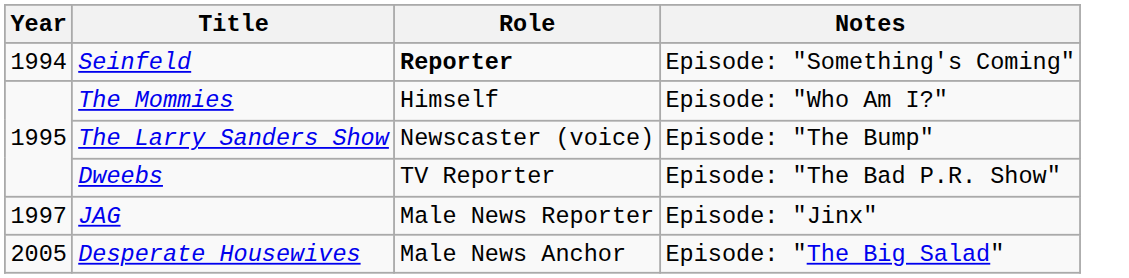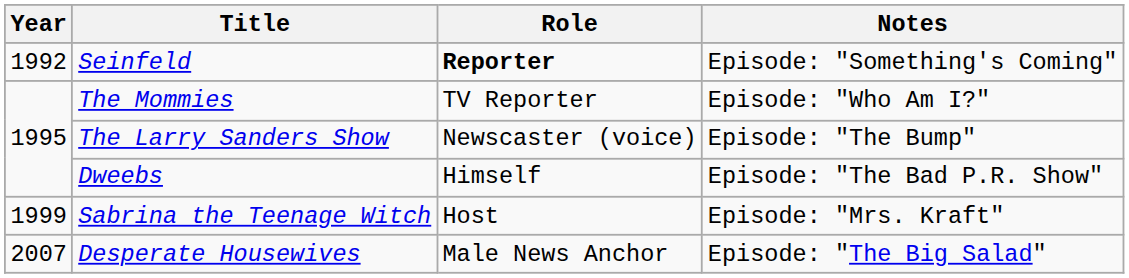(39, 62) 1994 -> (39, 62) 1992
(450, 101) Himself -> (520, 101) TV Reporter
(478, 177) TV Reporter -> (492, 177) Himself
- row: (99, 216)
+ row: (255, 216)
(39, 254) 2005 -> (39, 254) 2007
